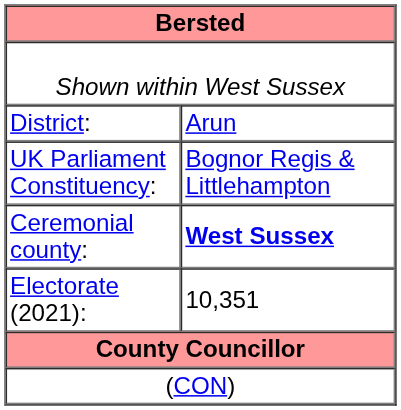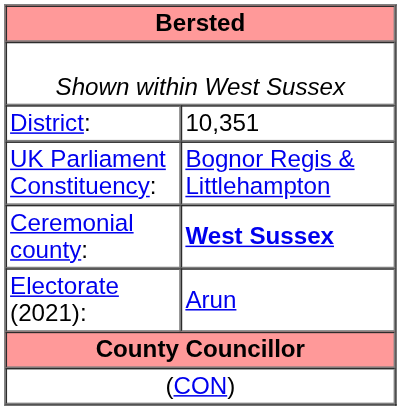(211, 123) Arun -> (222, 123) 10,351
(222, 299) 10,351 -> (211, 299) Arun
